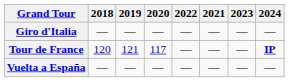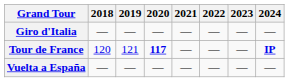columns swapped: (214, 13) <-> (186, 13)
(158, 49) normal -> (158, 49) bold
